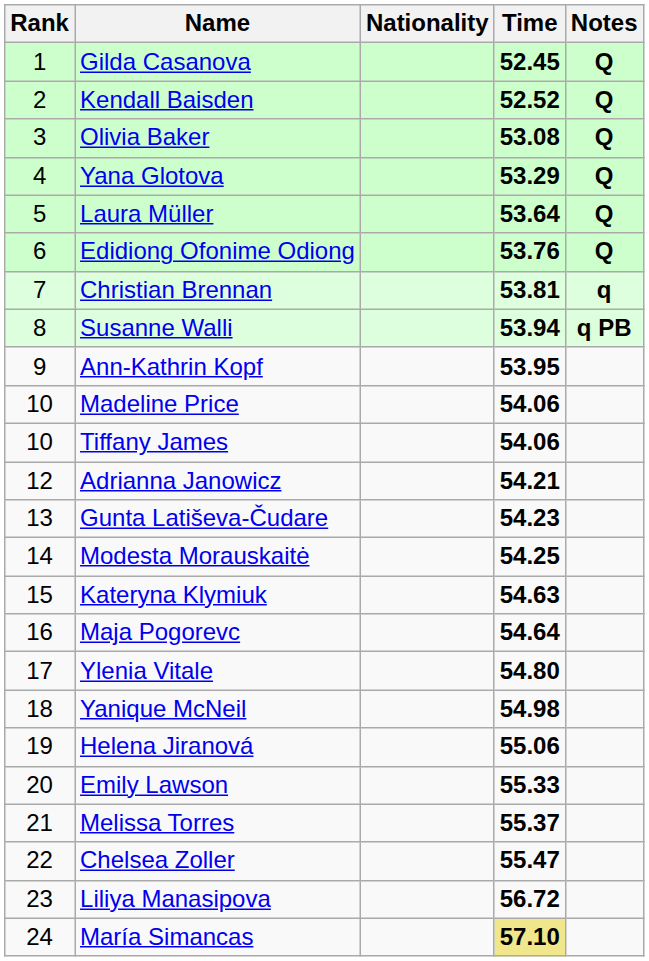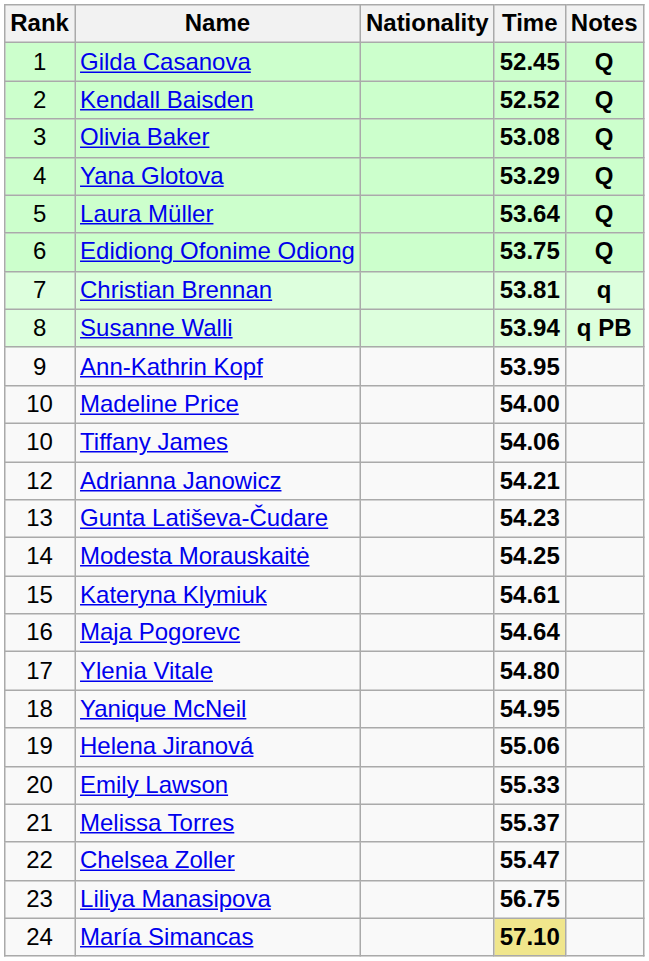(530, 251) 53.76 -> (530, 251) 53.75
(530, 404) 54.06 -> (530, 404) 54.00
(530, 594) 54.63 -> (530, 594) 54.61
(530, 708) 54.98 -> (530, 708) 54.95
(530, 898) 56.72 -> (530, 898) 56.75
